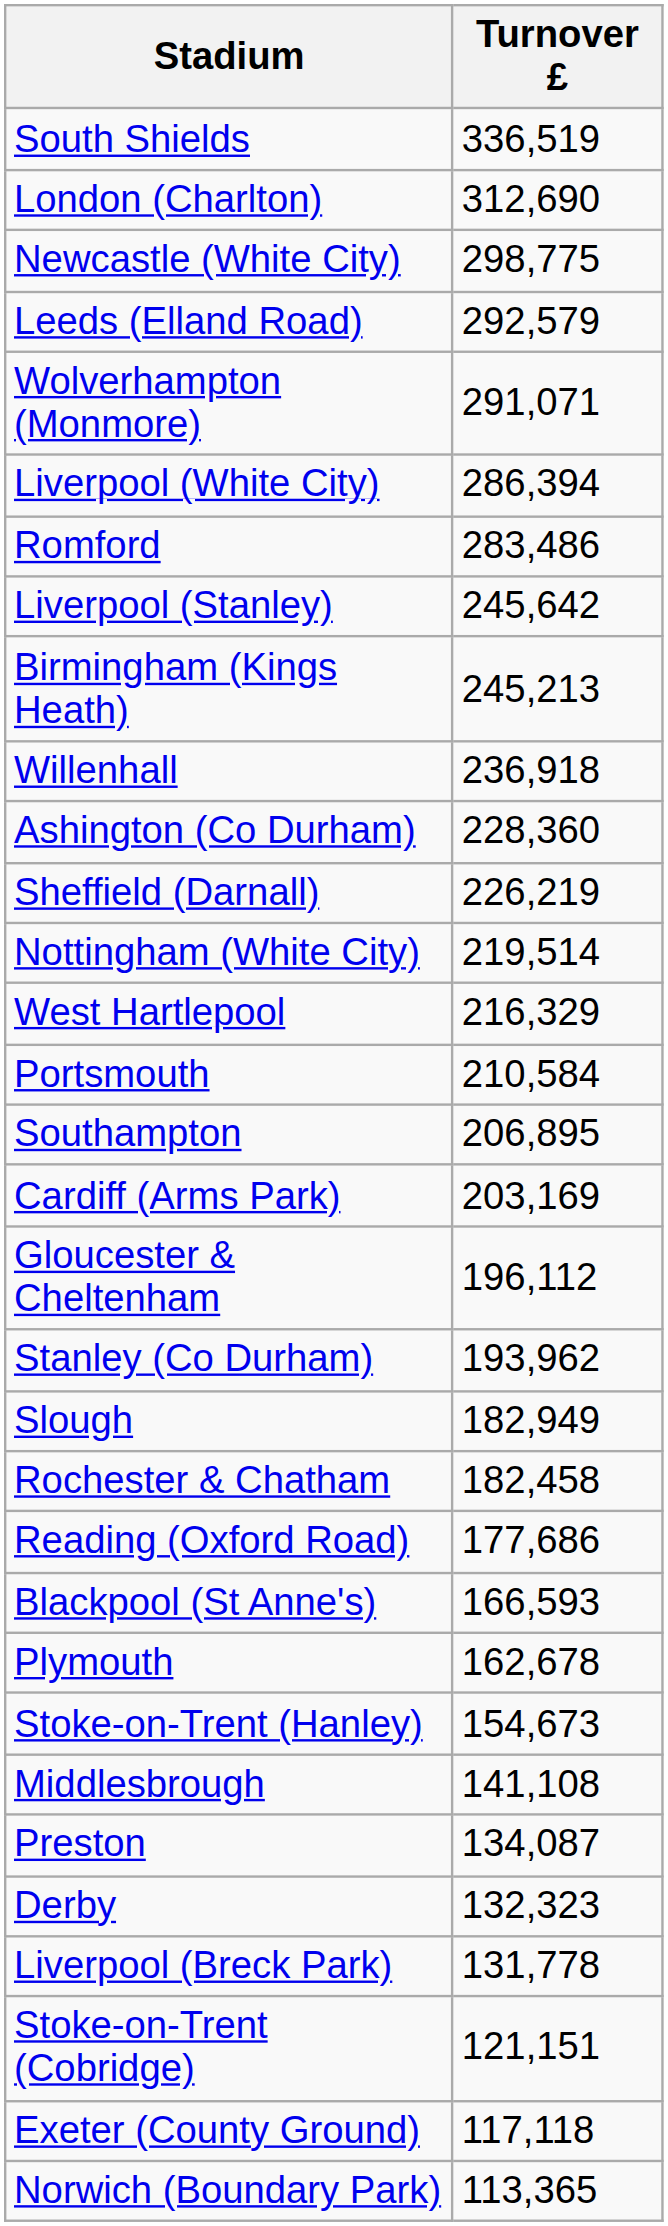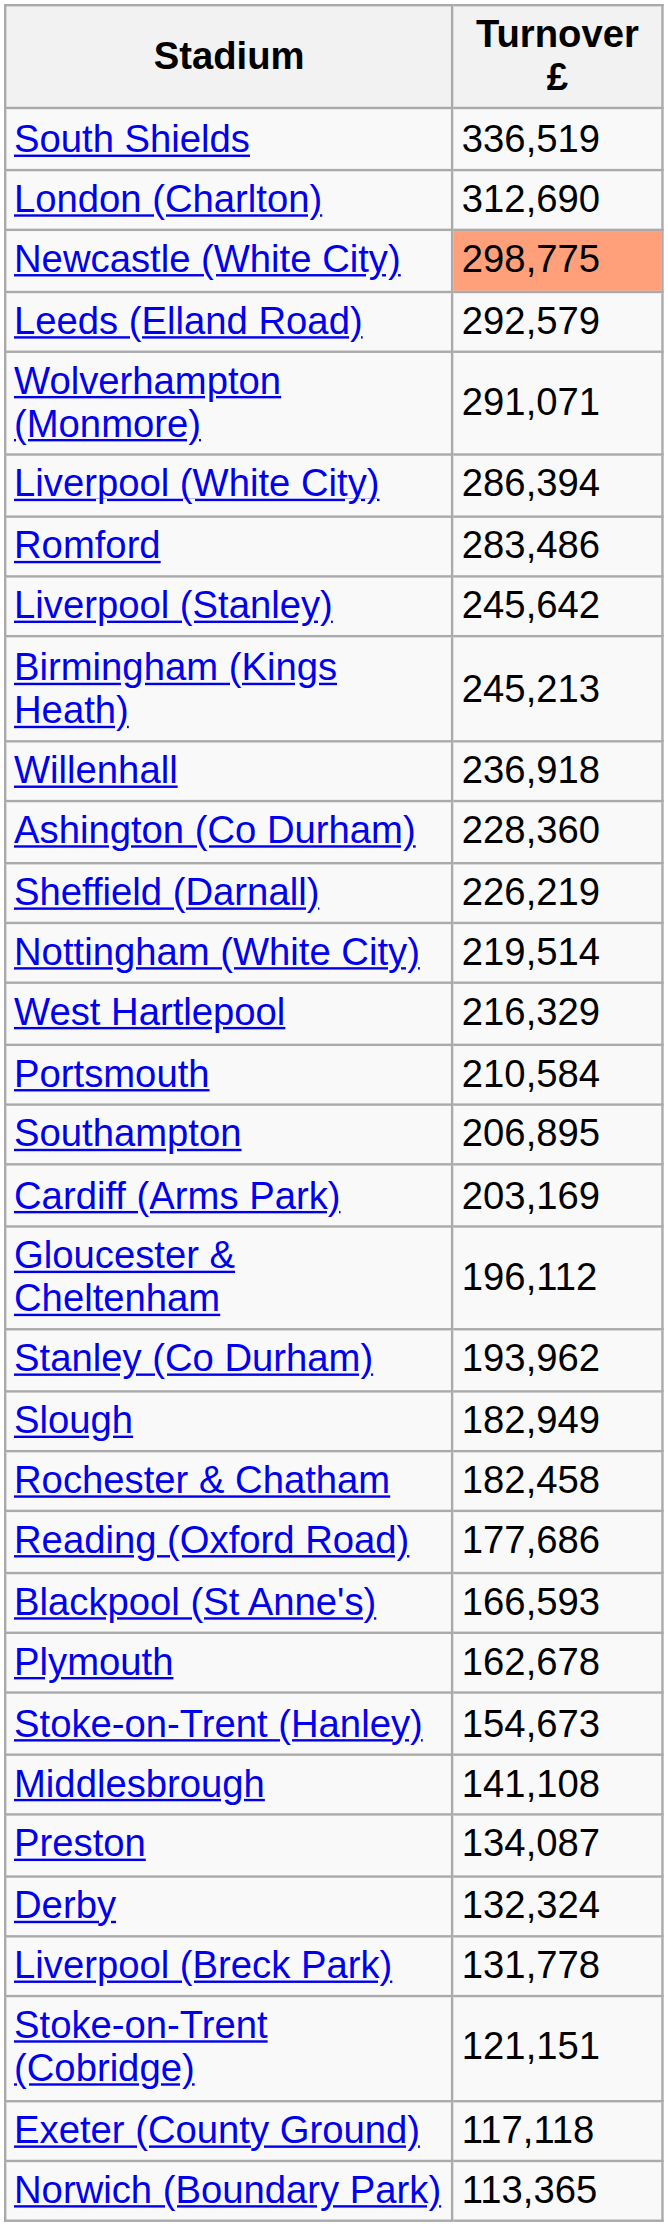(531, 259) no background -> (531, 259) lightsalmon background
(531, 1904) 132,323 -> (531, 1904) 132,324
